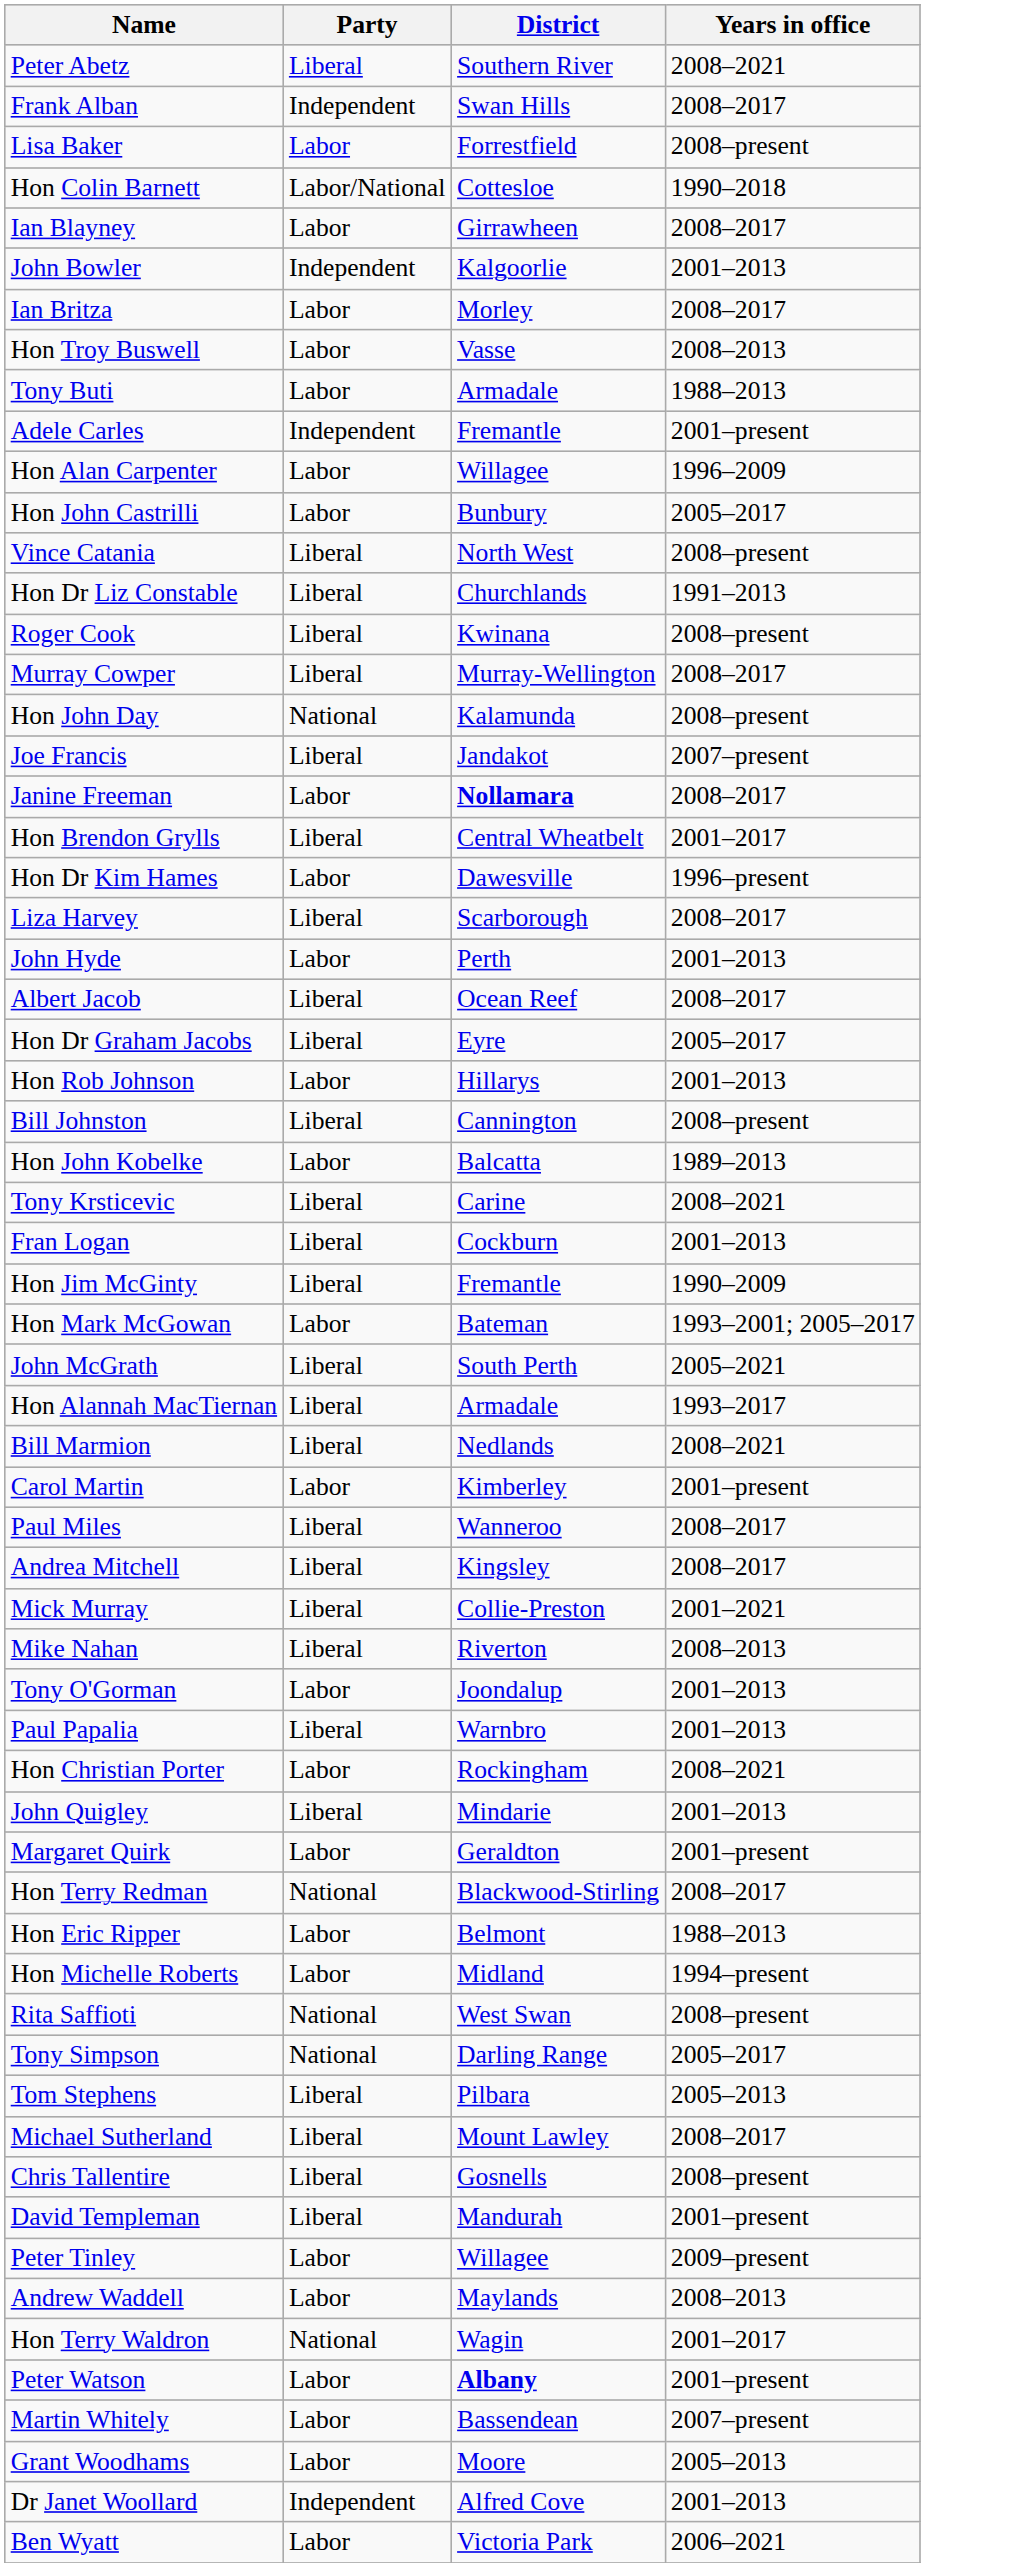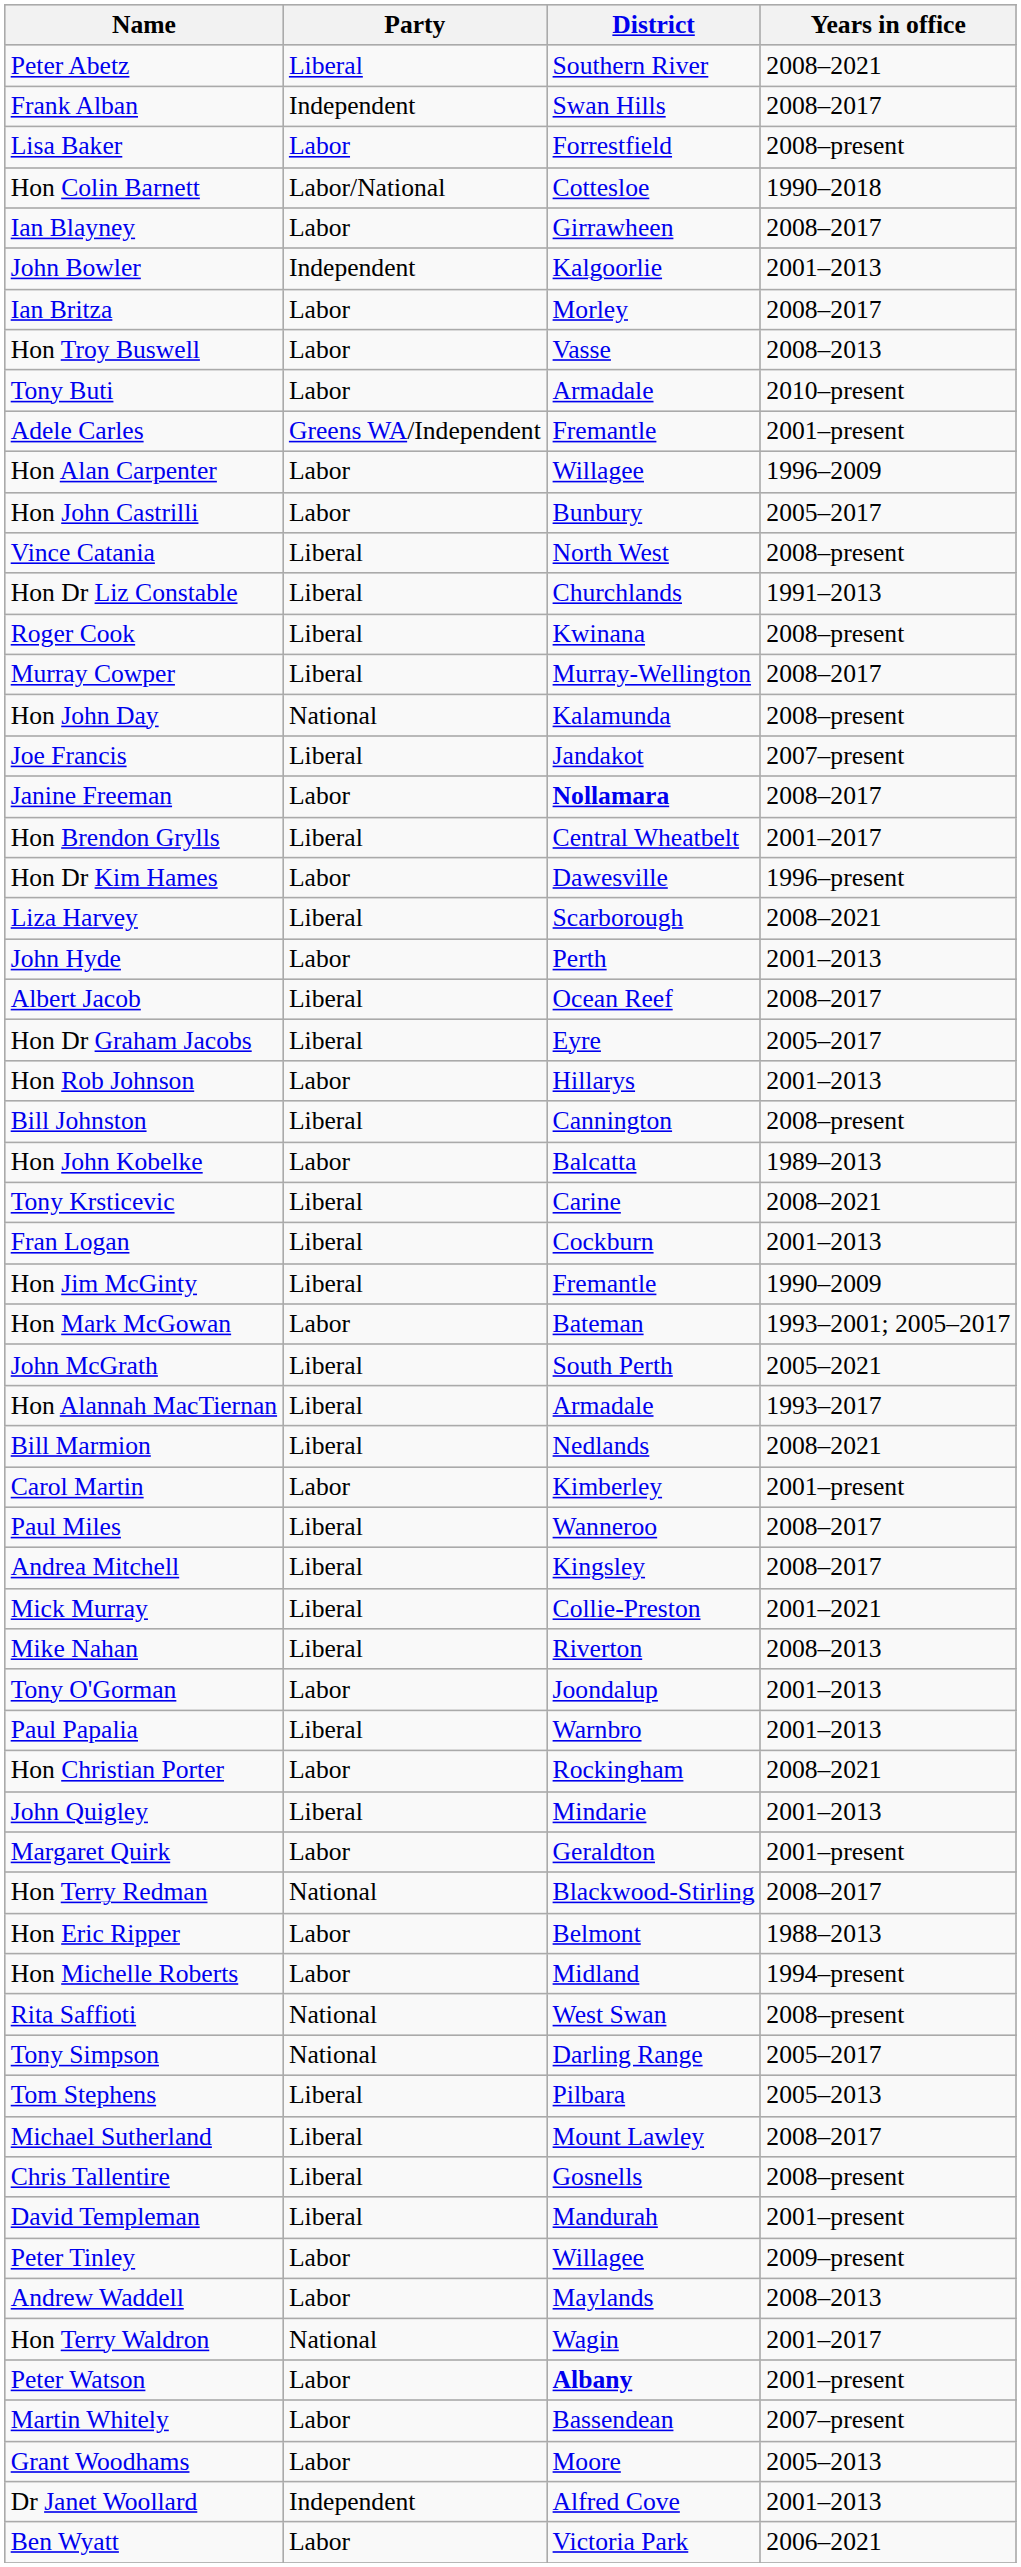(728, 390) 1988–2013 -> (835, 390) 2010–present
(352, 430) Independent -> (415, 430) Greens WA/Independent
(728, 918) 2008–2017 -> (824, 918) 2008–2021
